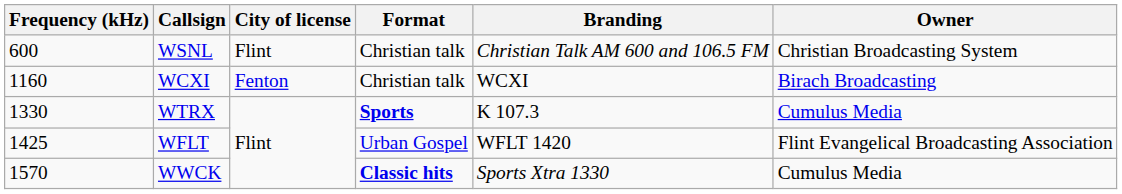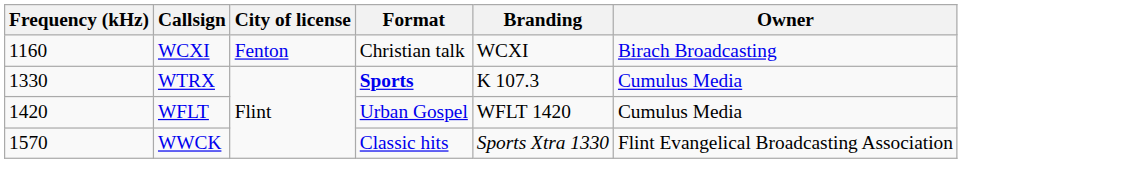- row: (185, 50)
(28, 142) 1425 -> (28, 111) 1420
(945, 142) Flint Evangelical Broadcasting Association -> (680, 111) Cumulus Media
(406, 173) bold -> (404, 142) normal
(840, 173) Cumulus Media -> (785, 142) Flint Evangelical Broadcasting Association
